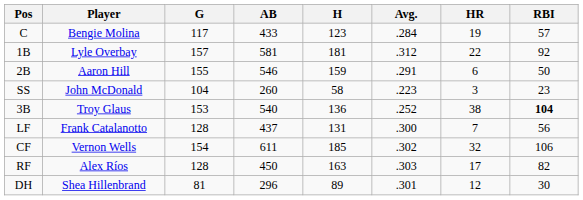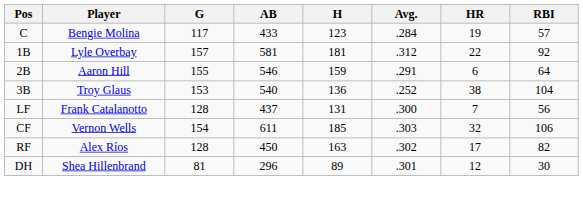(544, 71) 50 -> (544, 71) 64
- row: (24, 90)
(544, 109) bold -> (544, 90) normal
(406, 147) .302 -> (406, 128) .303
(406, 166) .303 -> (406, 147) .302
